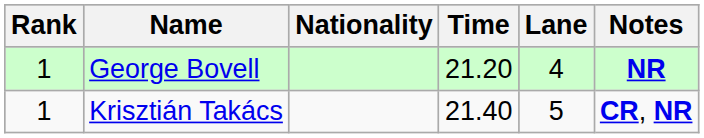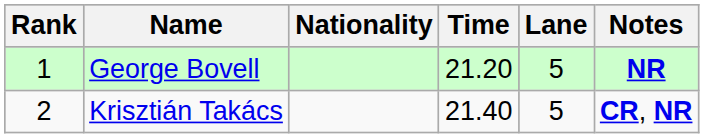(556, 68) 4 -> (556, 68) 5
(44, 111) 1 -> (44, 111) 2
